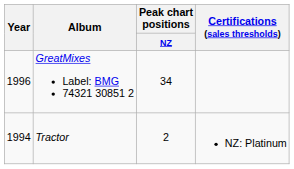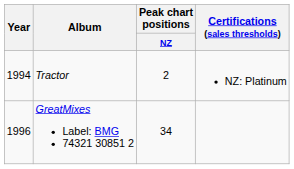rows swapped: (52, 138) <-> (85, 76)
